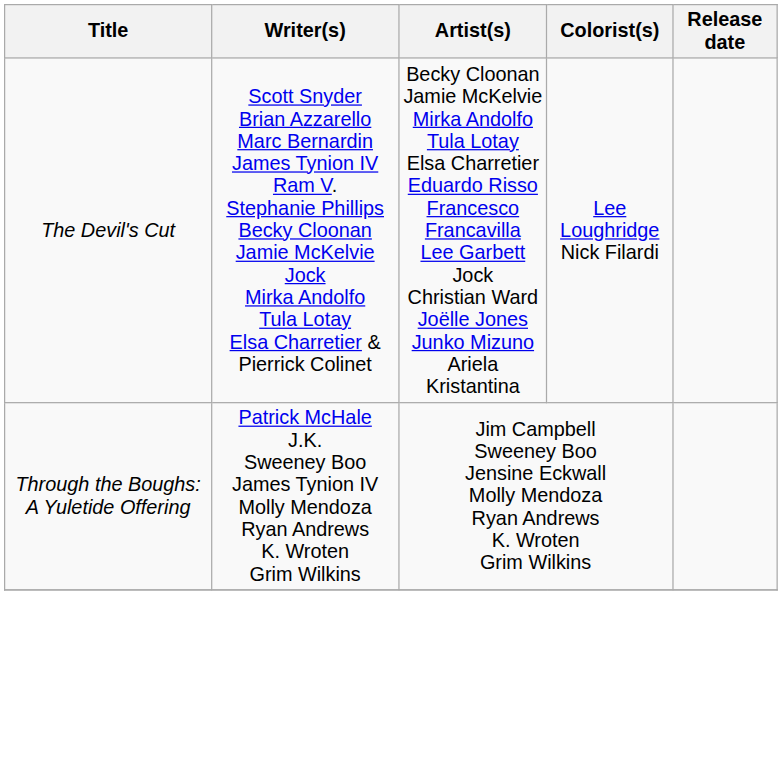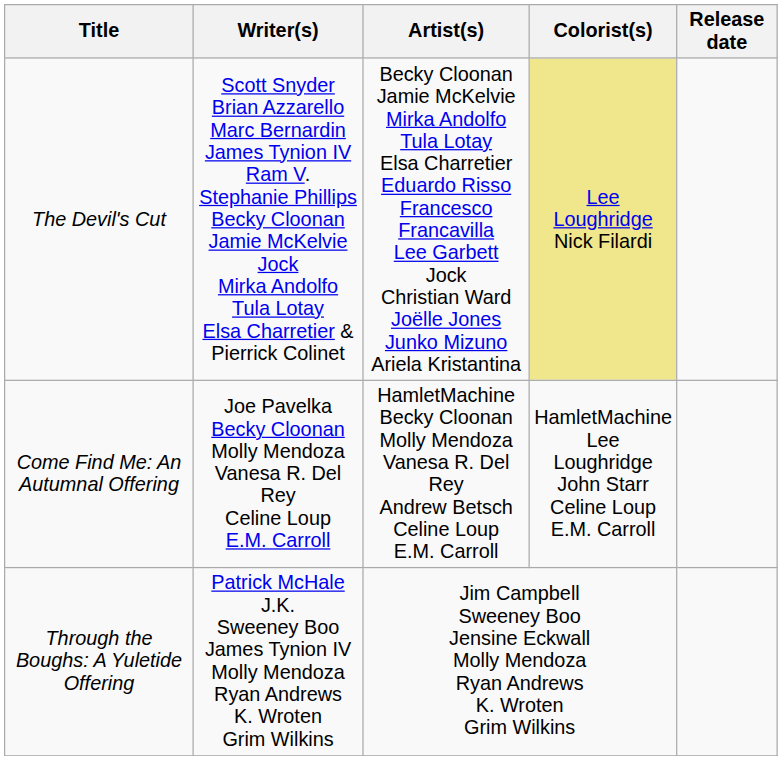(610, 230) no background -> (603, 219) khaki background
+ row: (99, 473)
